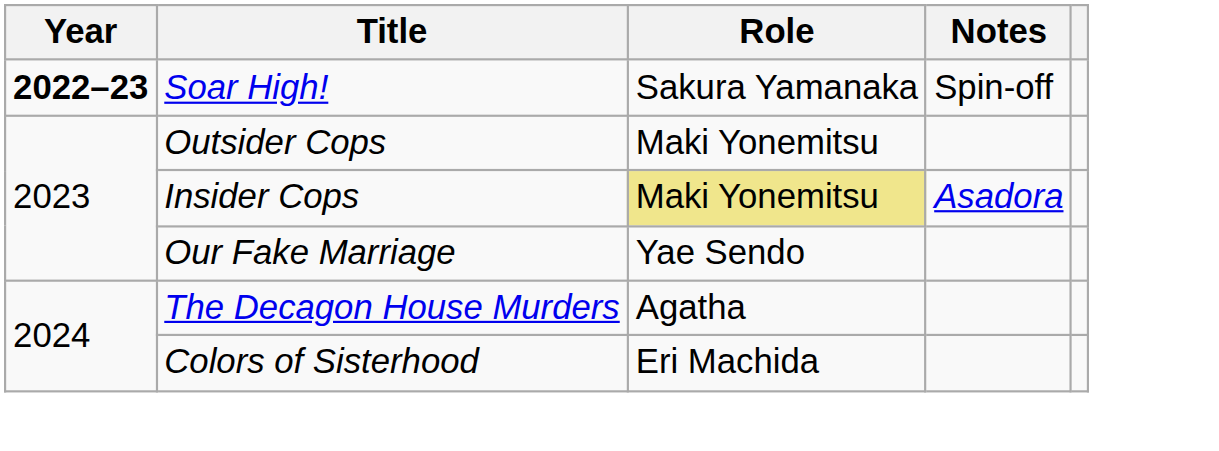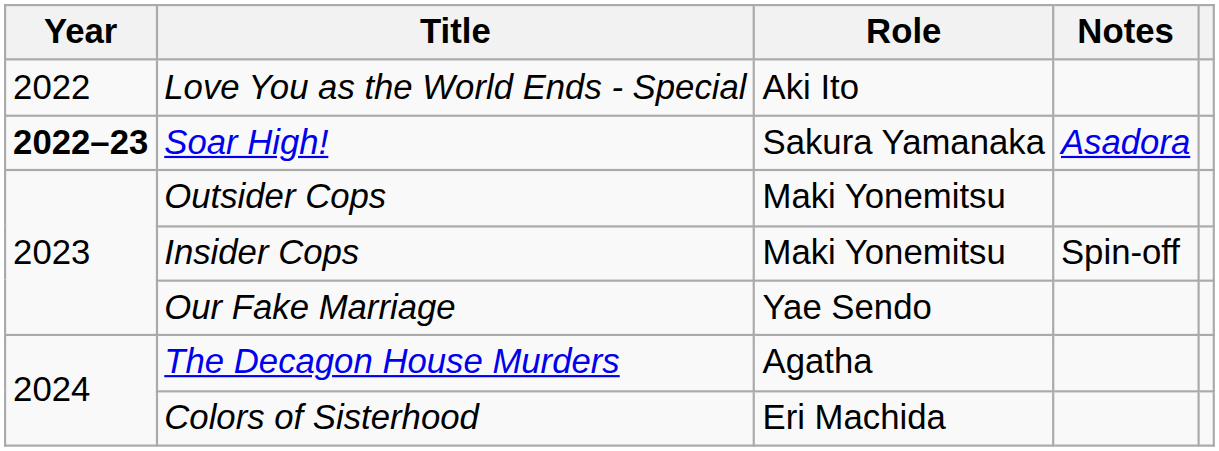+ row: (455, 87)
(994, 87) Spin-off -> (1126, 142) Asadora
(757, 197) khaki background -> (884, 252) no background
(999, 197) Asadora -> (1120, 252) Spin-off
